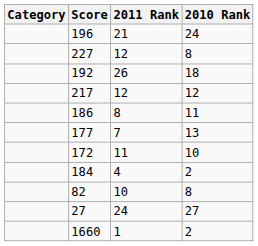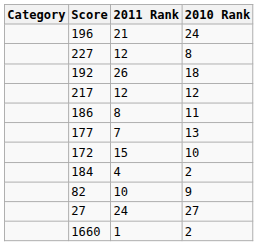(121, 152) 11 -> (121, 152) 15
(188, 192) 8 -> (188, 192) 9
